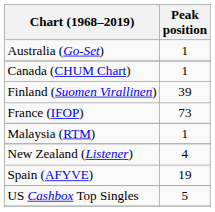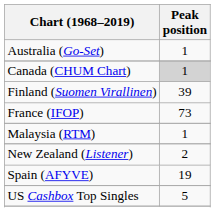(185, 71) no background -> (185, 71) lightgrey background
(185, 154) 4 -> (185, 154) 2
